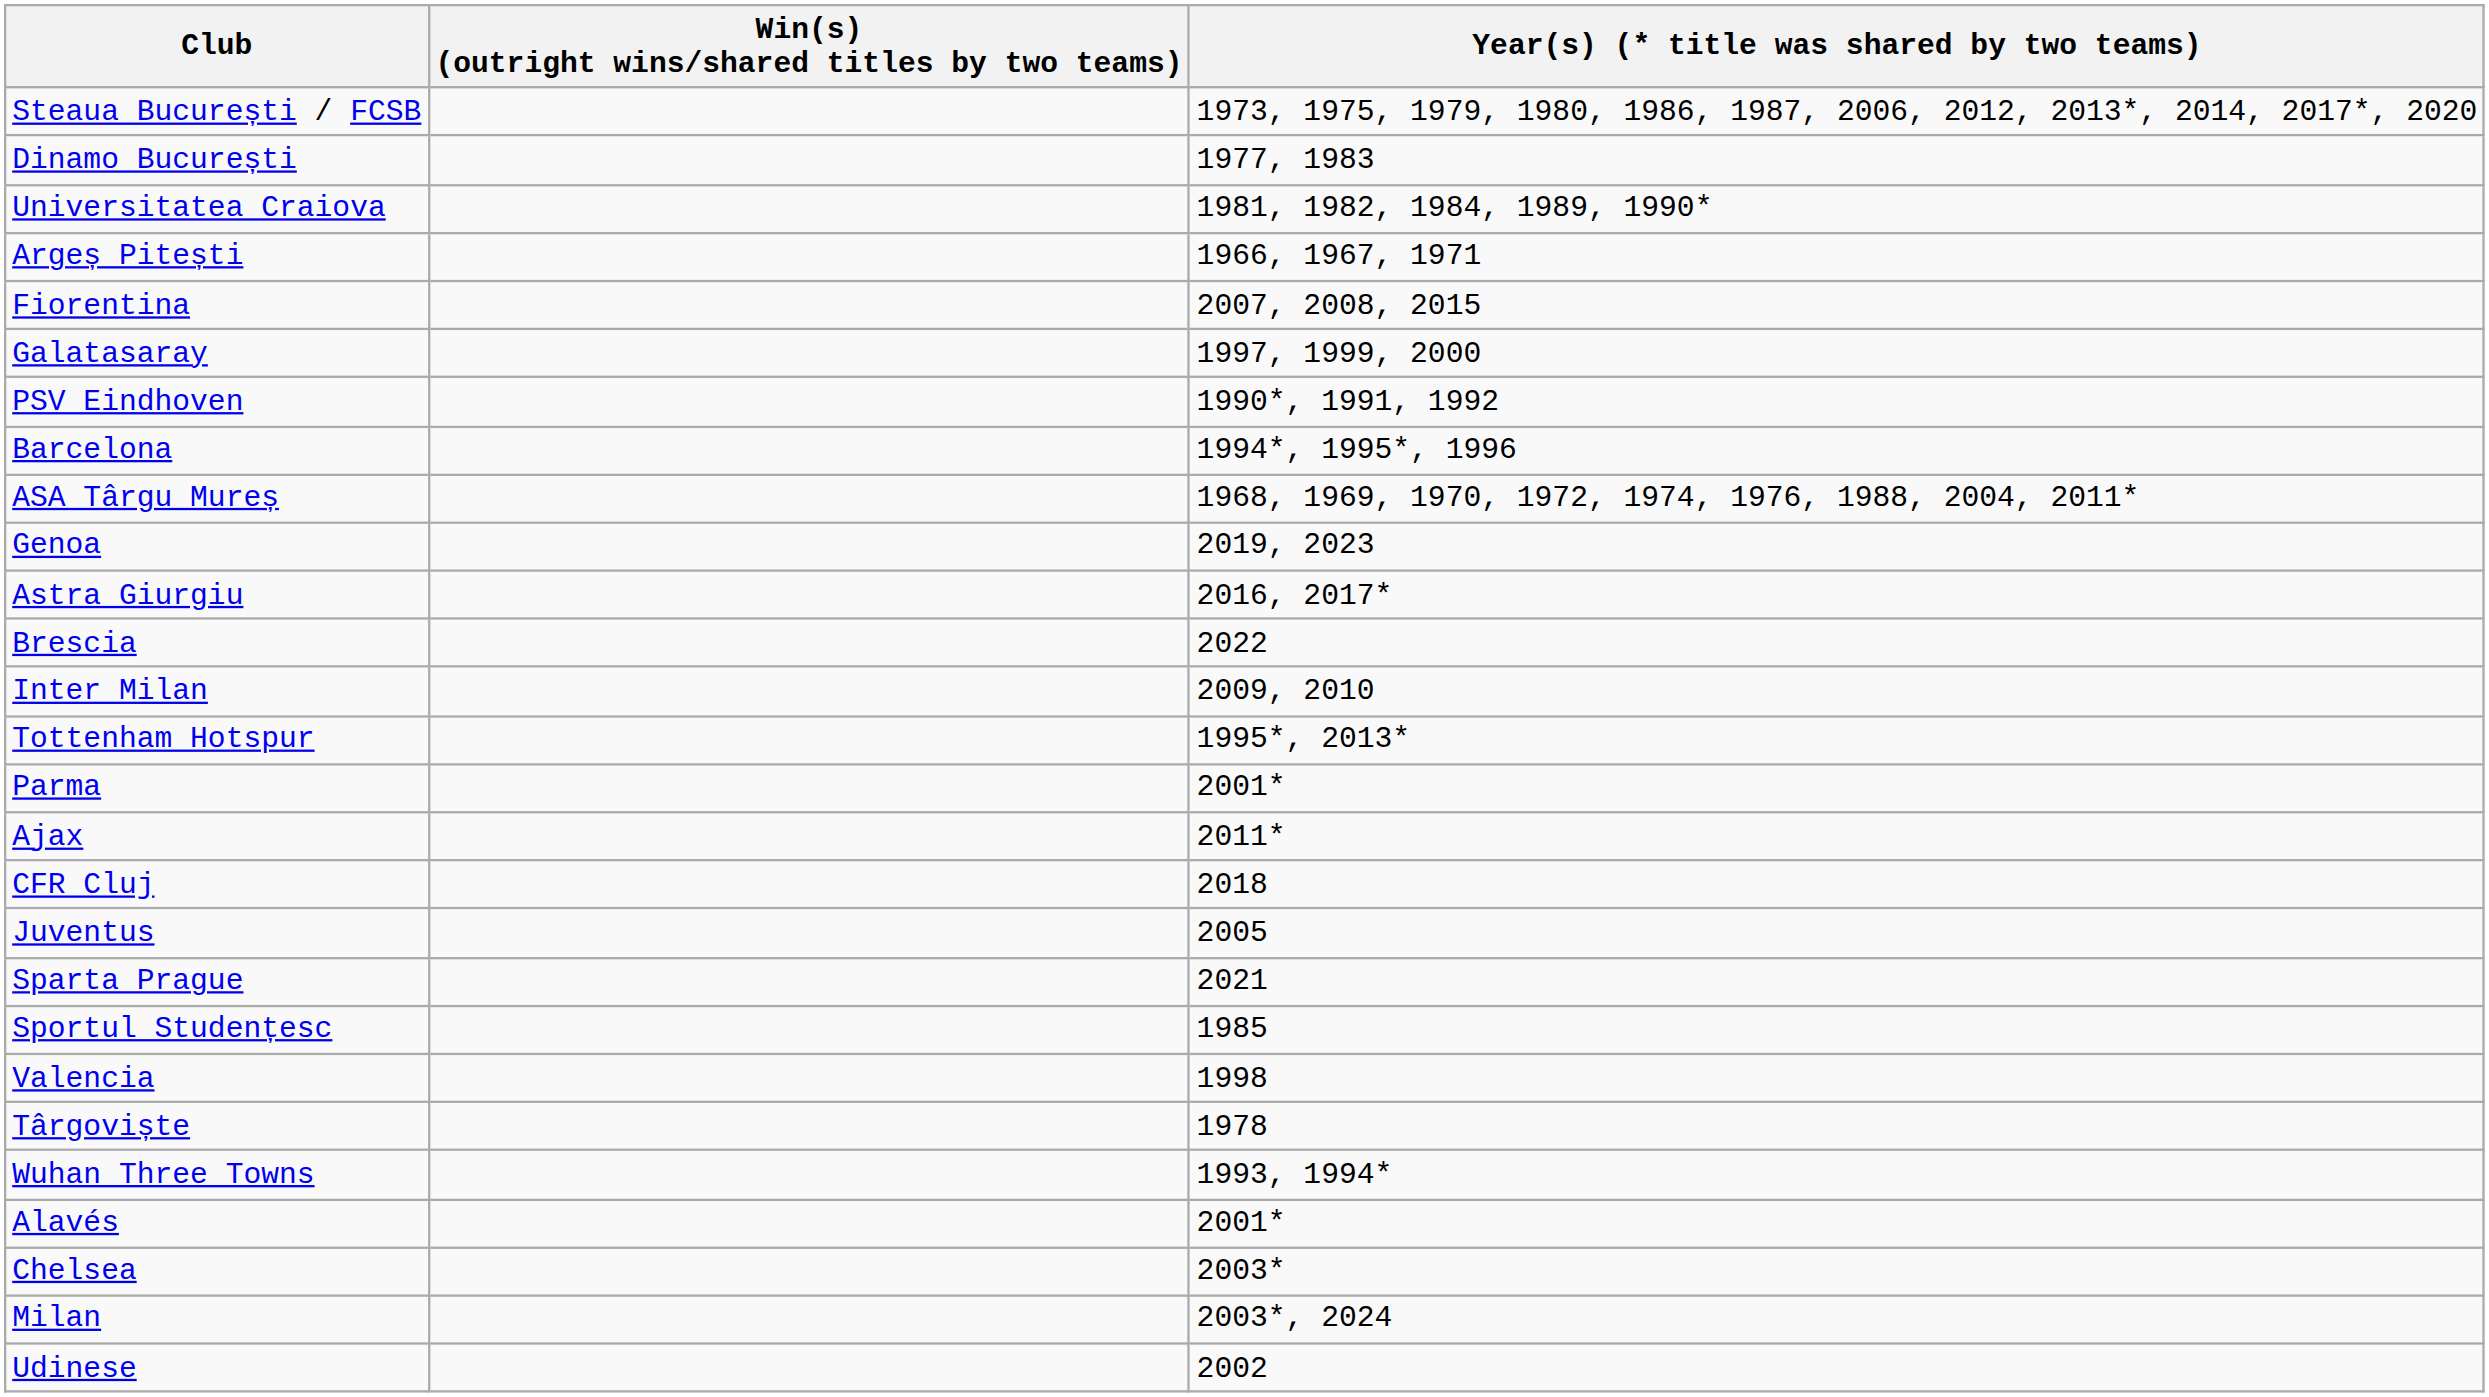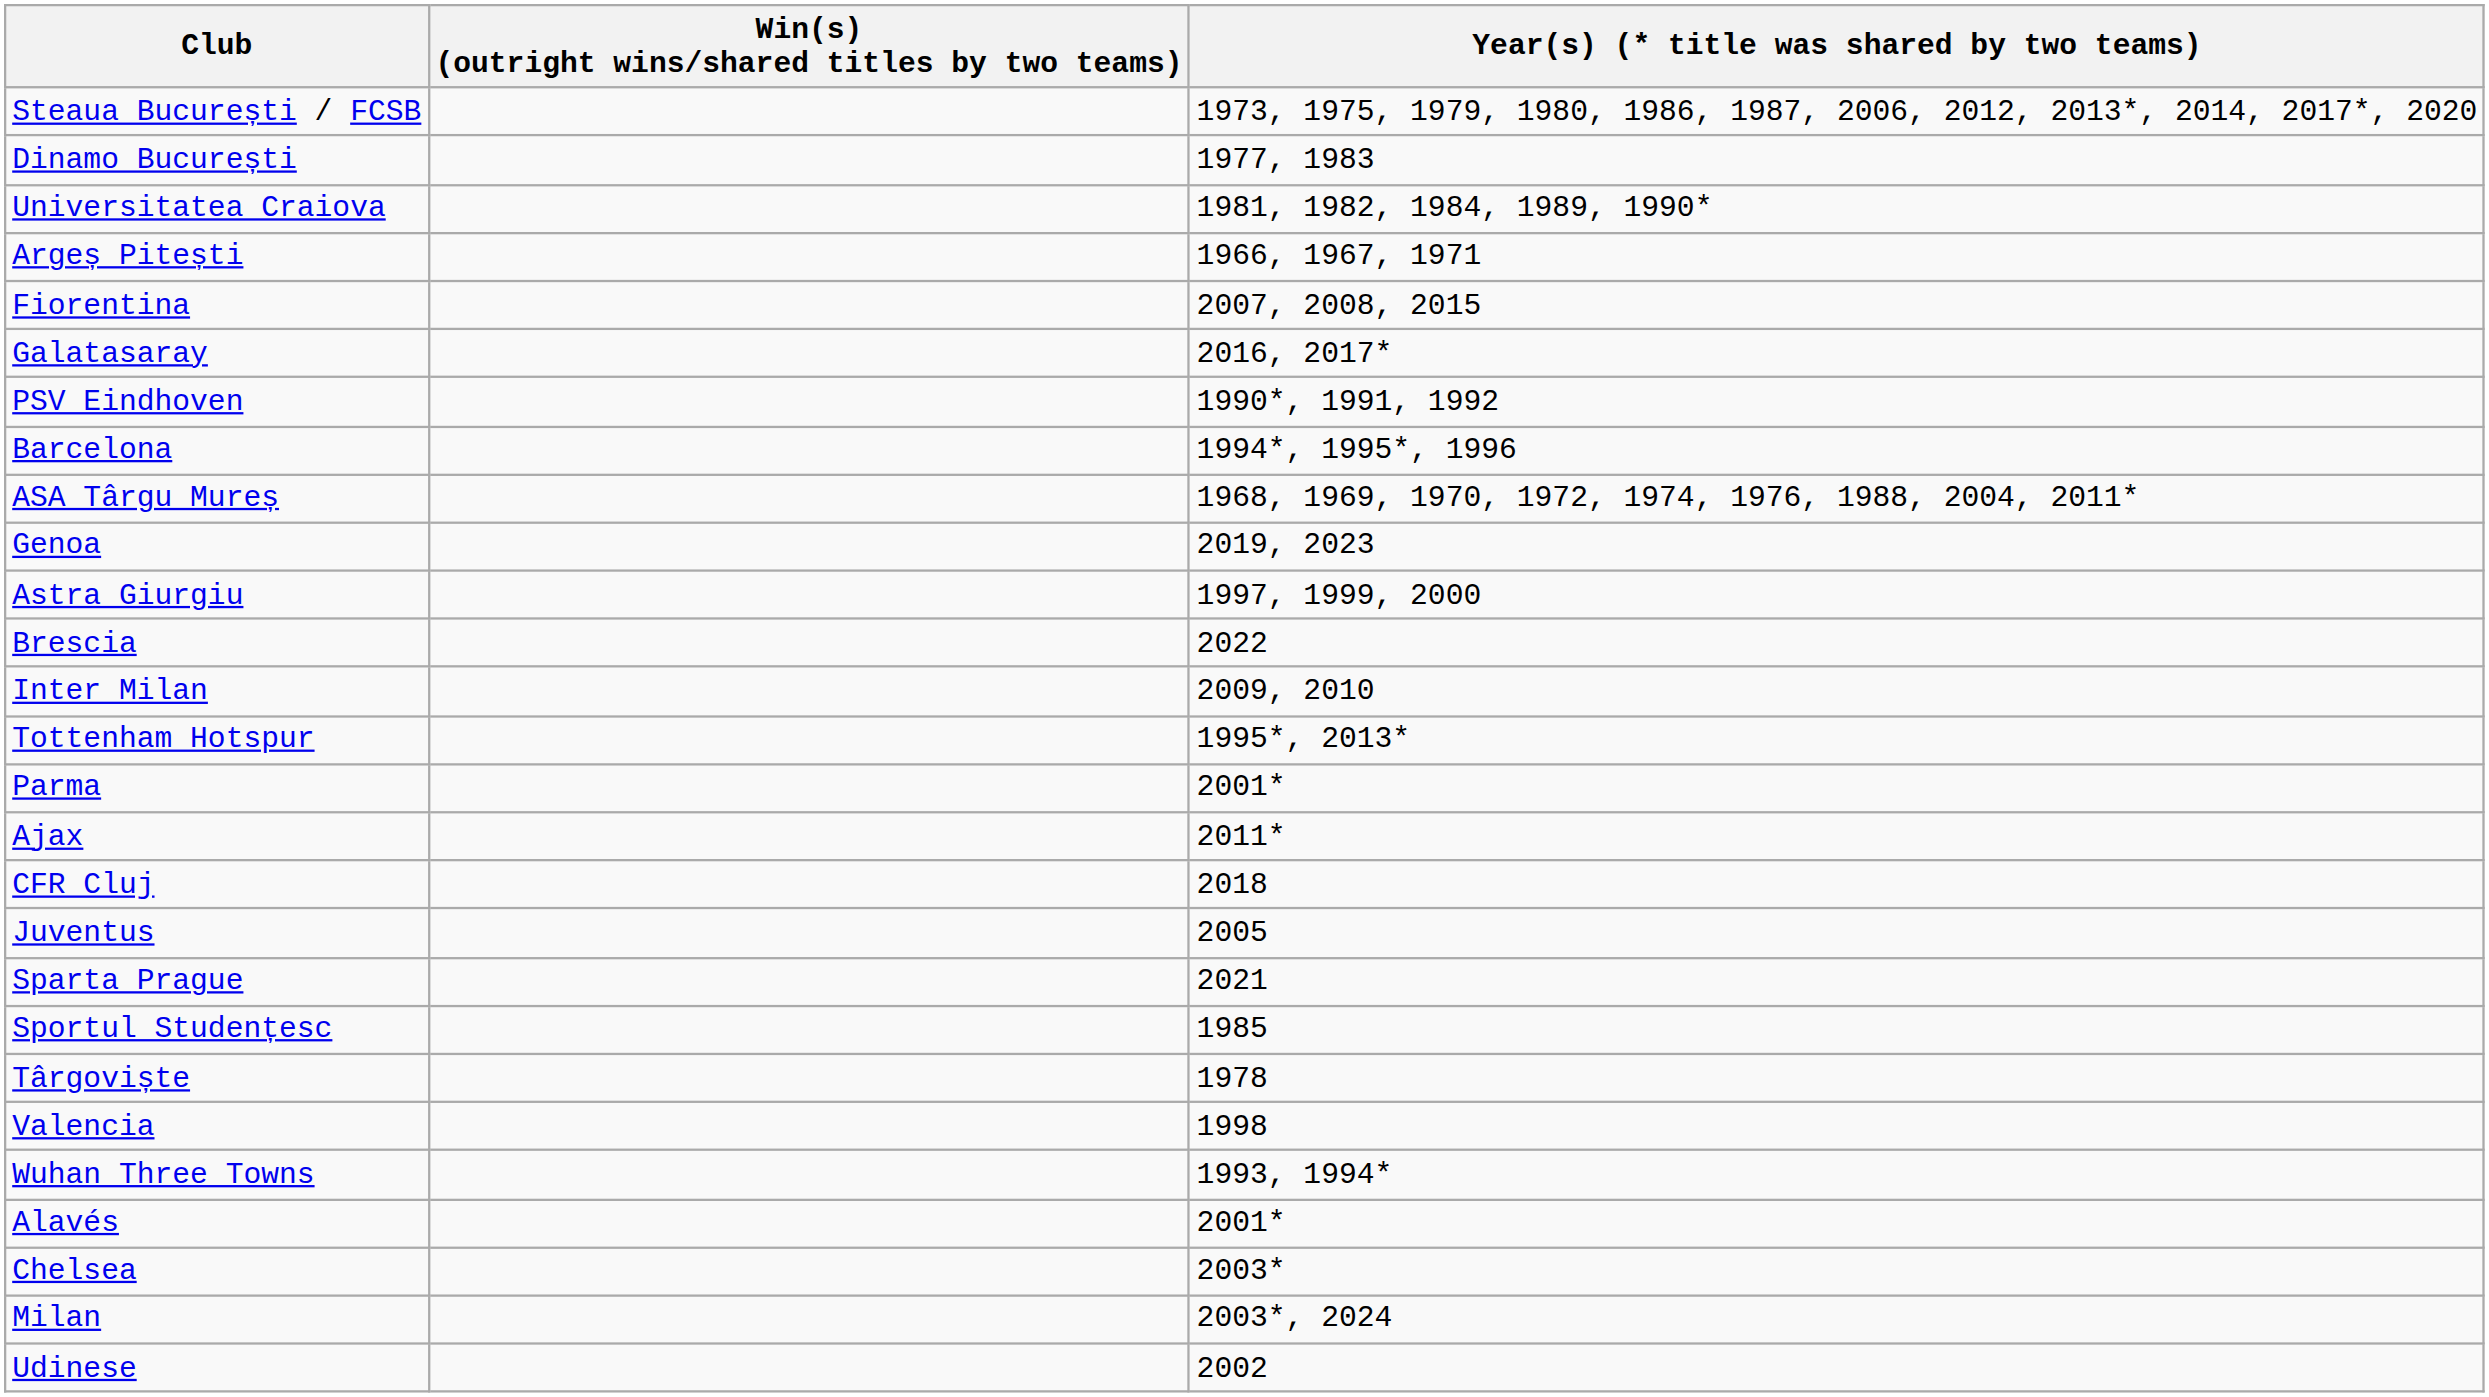(1339, 353) 1997, 1999, 2000 -> (1294, 353) 2016, 2017*
(1294, 595) 2016, 2017* -> (1339, 595) 1997, 1999, 2000
rows swapped: (101, 1126) <-> (83, 1078)
